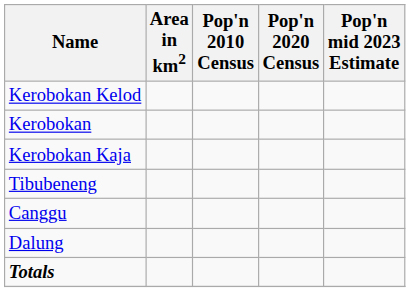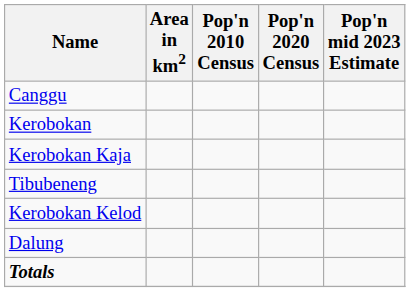rows swapped: (75, 95) <-> (38, 213)
